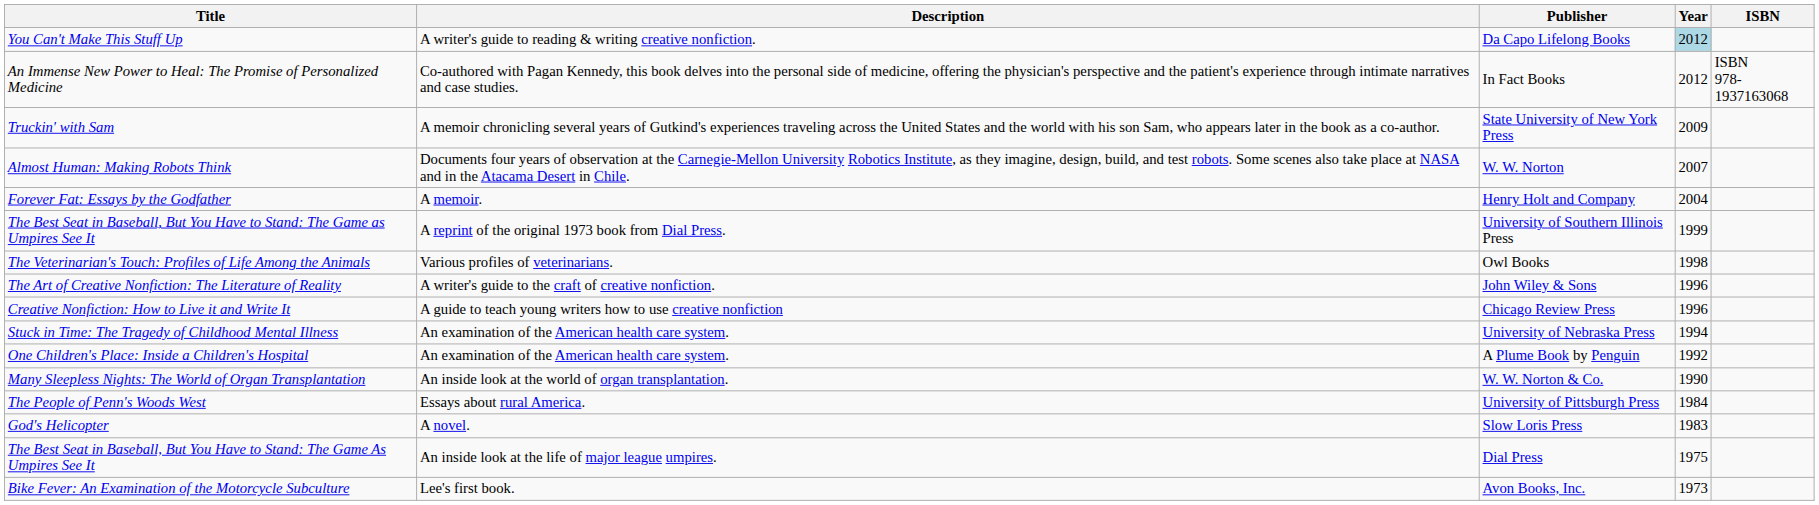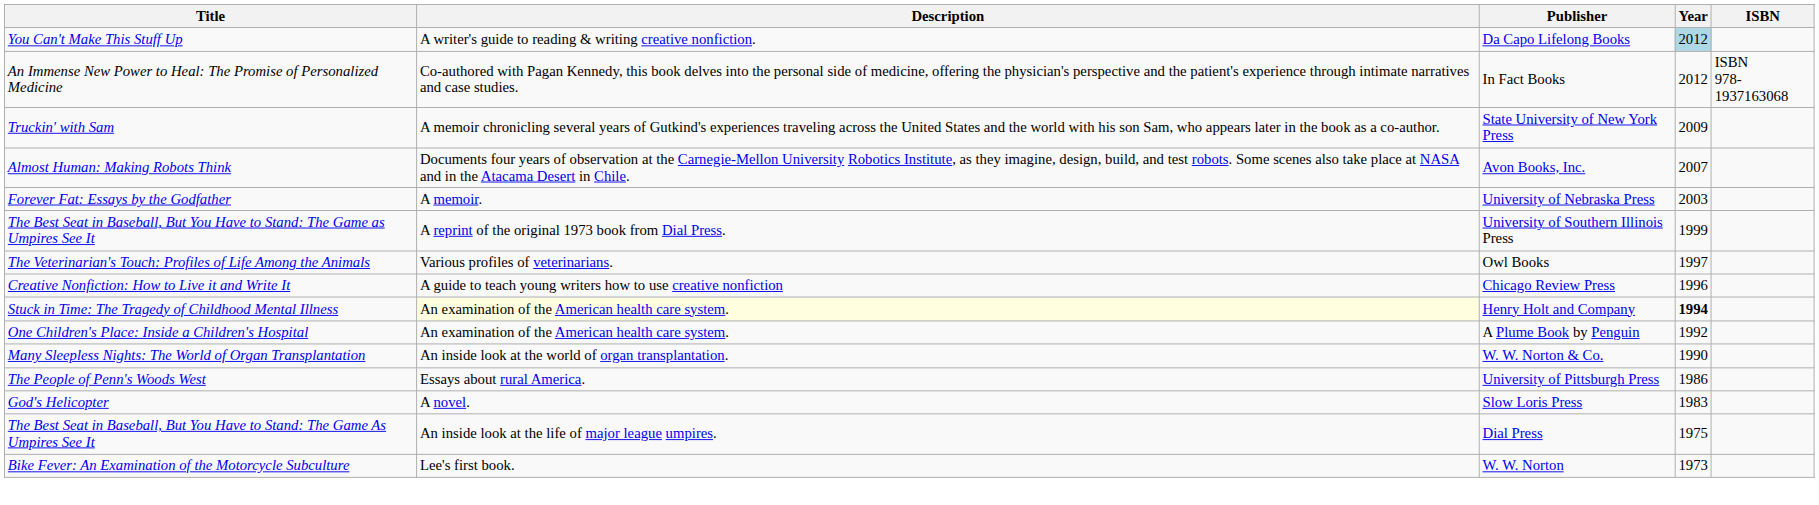(1523, 167) W. W. Norton -> (1534, 167) Avon Books, Inc.
(1559, 199) Henry Holt and Company -> (1569, 199) University of Nebraska Press
(1693, 199) 2004 -> (1693, 199) 2003
(1693, 262) 1998 -> (1693, 262) 1997
- row: (174, 285)
(574, 332) no background -> (574, 309) lightyellow background
(1569, 332) University of Nebraska Press -> (1559, 309) Henry Holt and Company
(1693, 332) normal -> (1693, 309) bold
(1693, 402) 1984 -> (1693, 379) 1986
(1534, 489) Avon Books, Inc. -> (1523, 465) W. W. Norton
